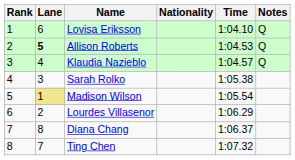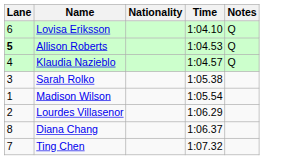- column: (20, 12)
(40, 96) khaki background -> (10, 96) no background
